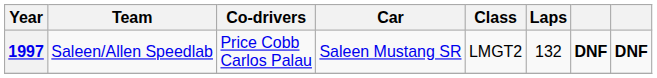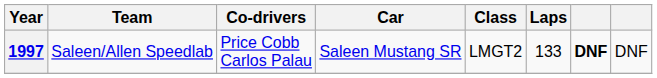(548, 52) 132 -> (548, 52) 133
(631, 52) bold -> (631, 52) normal
